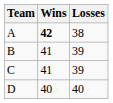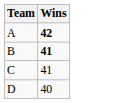- column: (88, 13)
(46, 51) normal -> (46, 51) bold
